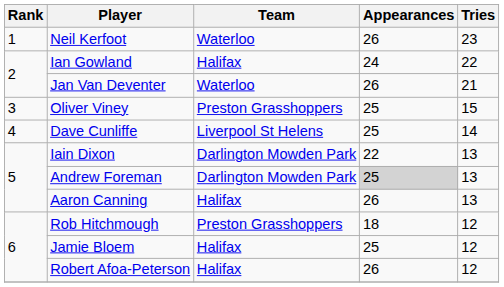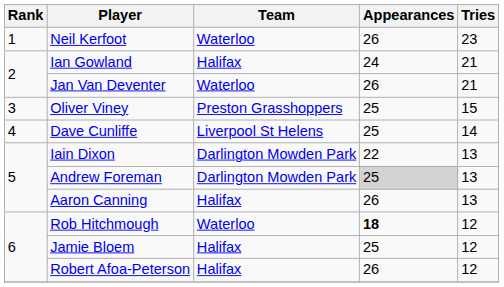(469, 62) 22 -> (469, 62) 21
(270, 223) Preston Grasshoppers -> (226, 223) Waterloo
(371, 223) normal -> (371, 223) bold
